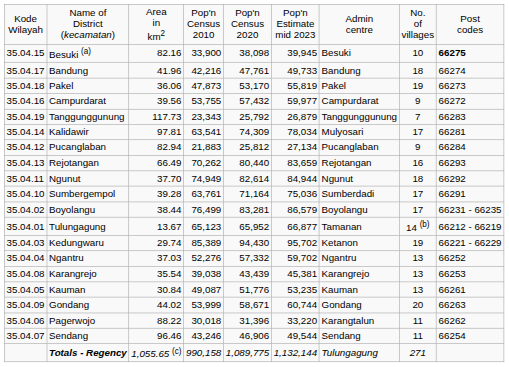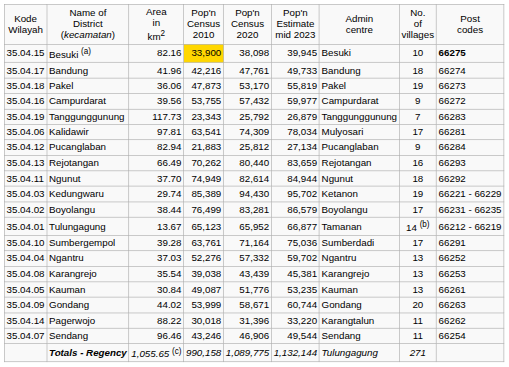(206, 53) no background -> (206, 53) gold background
(26, 132) 35.04.14 -> (26, 132) 35.04.06
rows swapped: (82, 194) <-> (76, 243)
(26, 320) 35.04.06 -> (26, 320) 35.04.14
